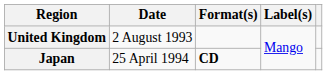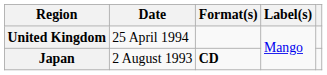(152, 37) 2 August 1993 -> (150, 37) 25 April 1994
(150, 59) 25 April 1994 -> (152, 59) 2 August 1993
